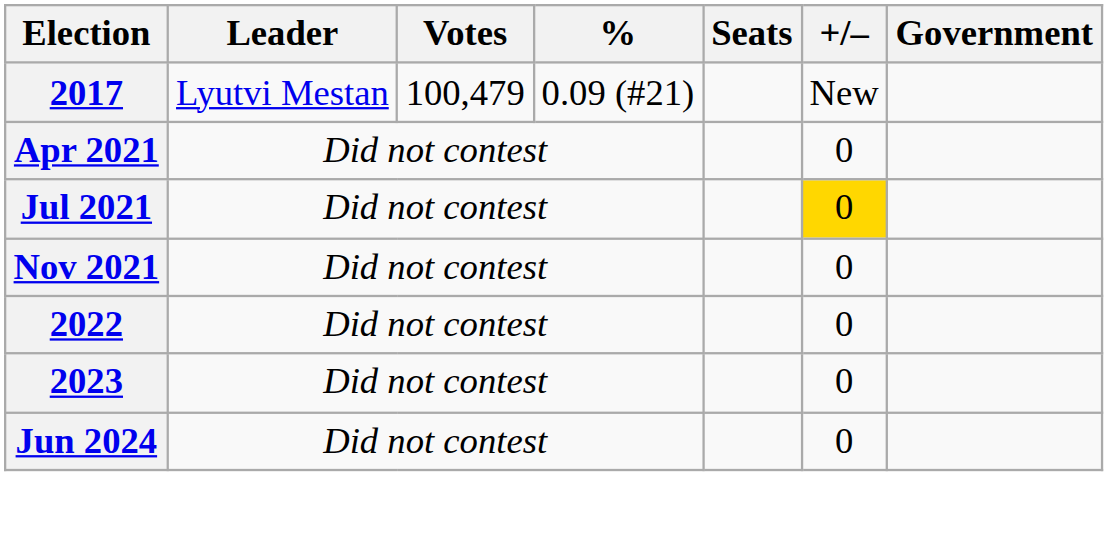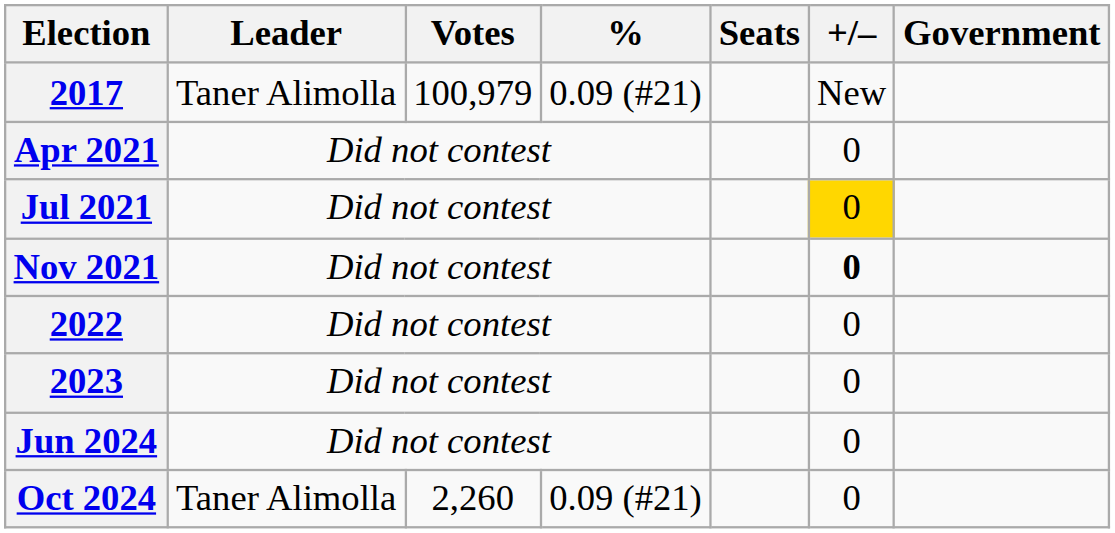(282, 91) Lyutvi Mestan -> (286, 91) Taner Alimolla
(465, 91) 100,479 -> (473, 91) 100,979
(844, 265) normal -> (852, 265) bold
+ row: (86, 498)
